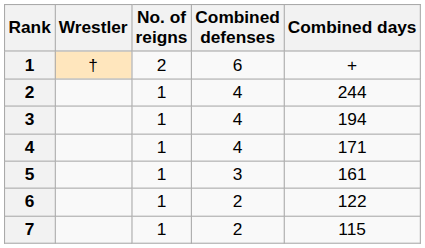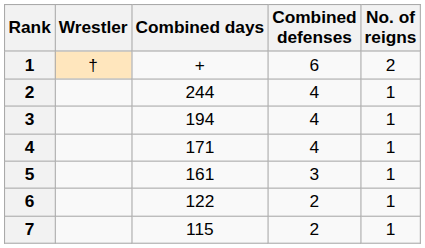columns swapped: (161, 27) <-> (352, 27)
